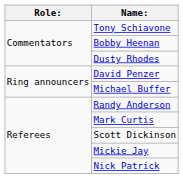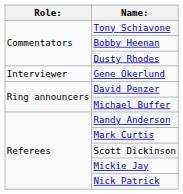+ row: (129, 74)
